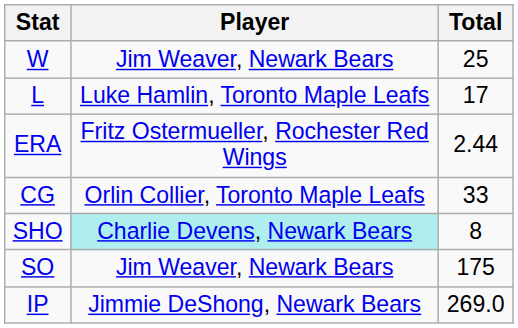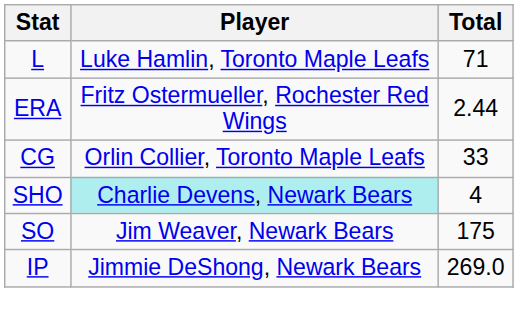- row: (38, 59)
(476, 95) 17 -> (476, 59) 71
(476, 231) 8 -> (476, 194) 4
